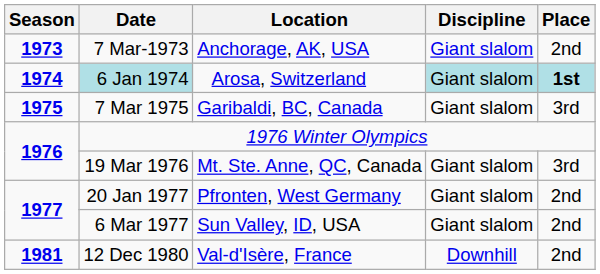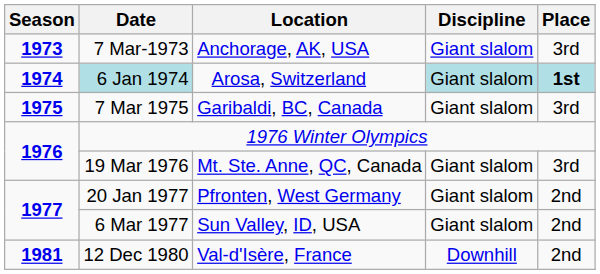(566, 49) 2nd -> (566, 49) 3rd
